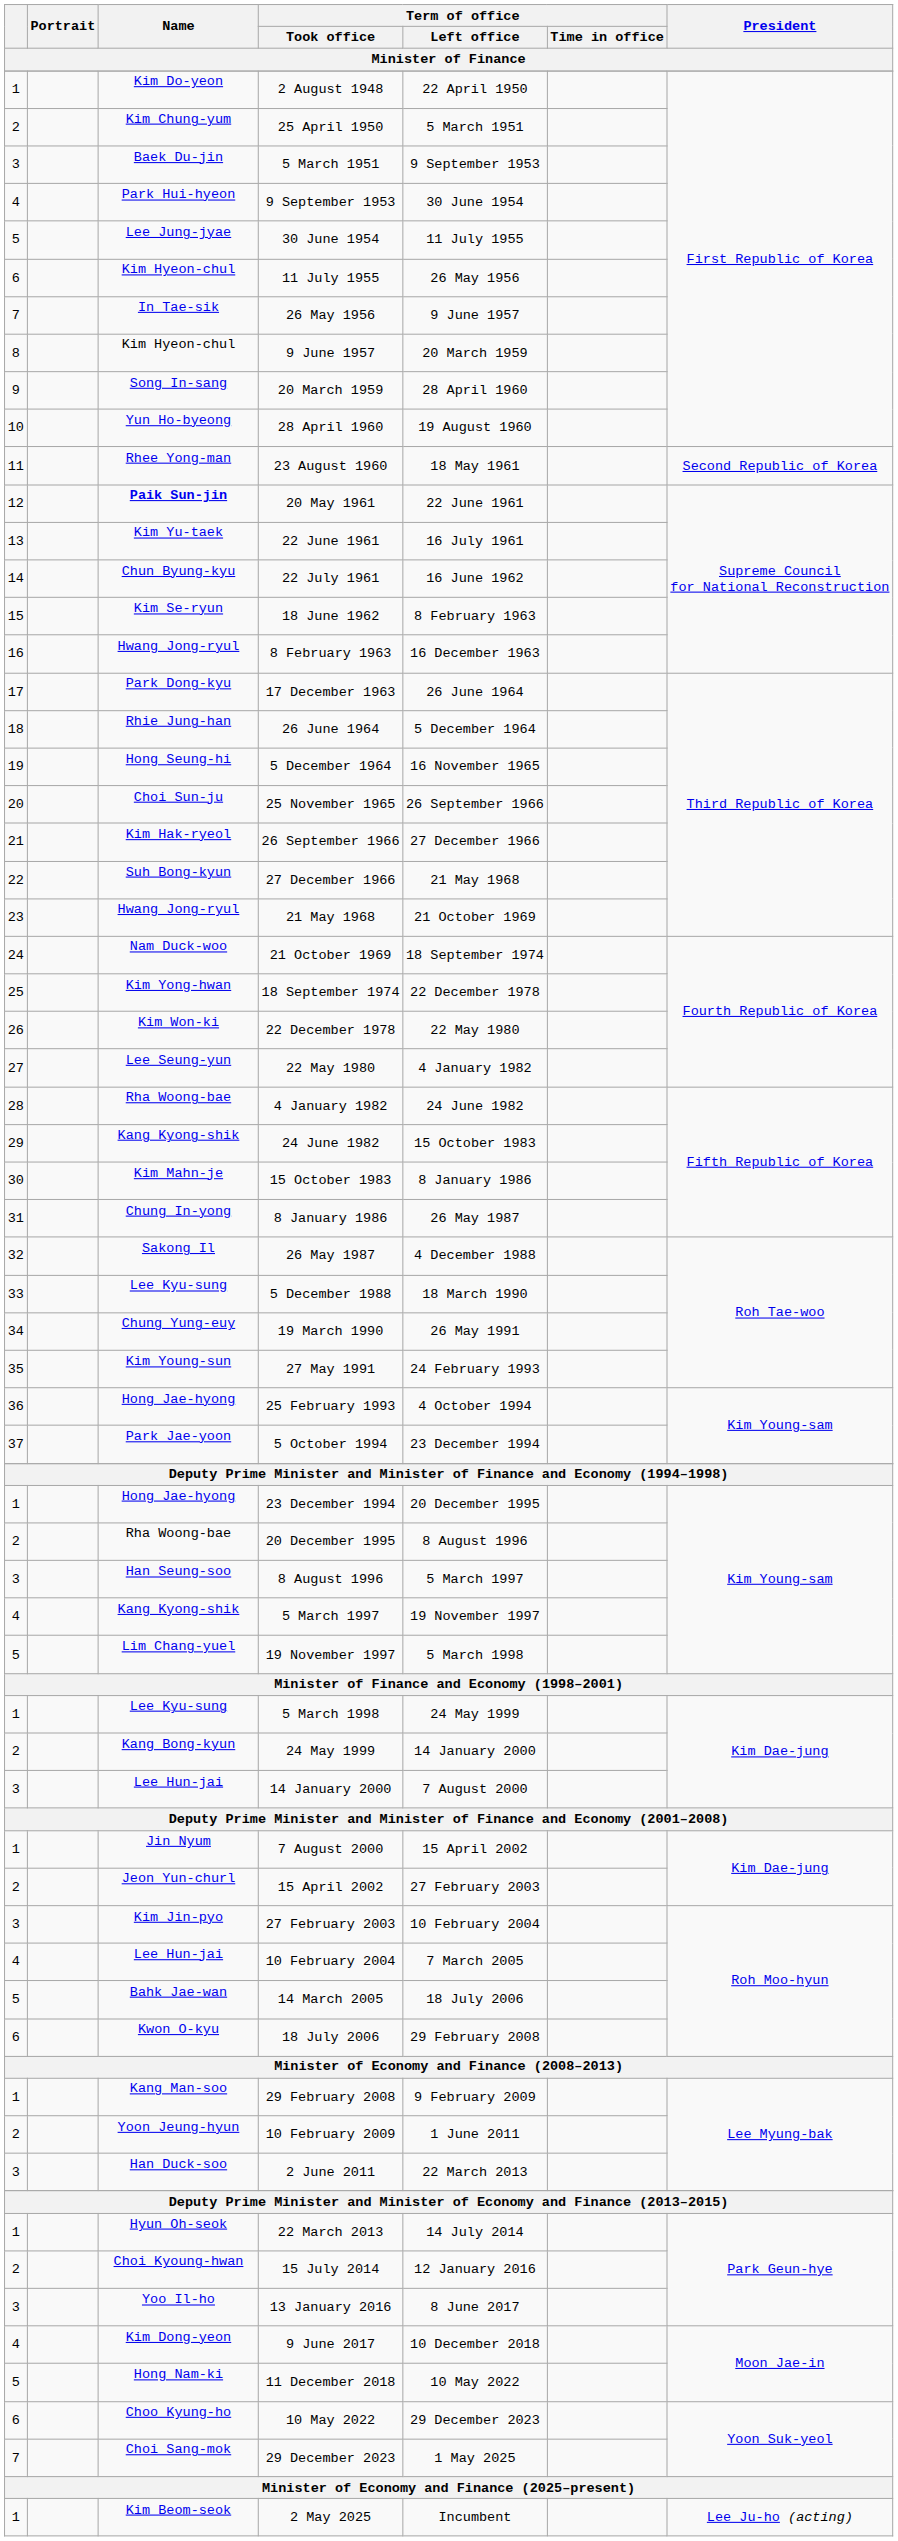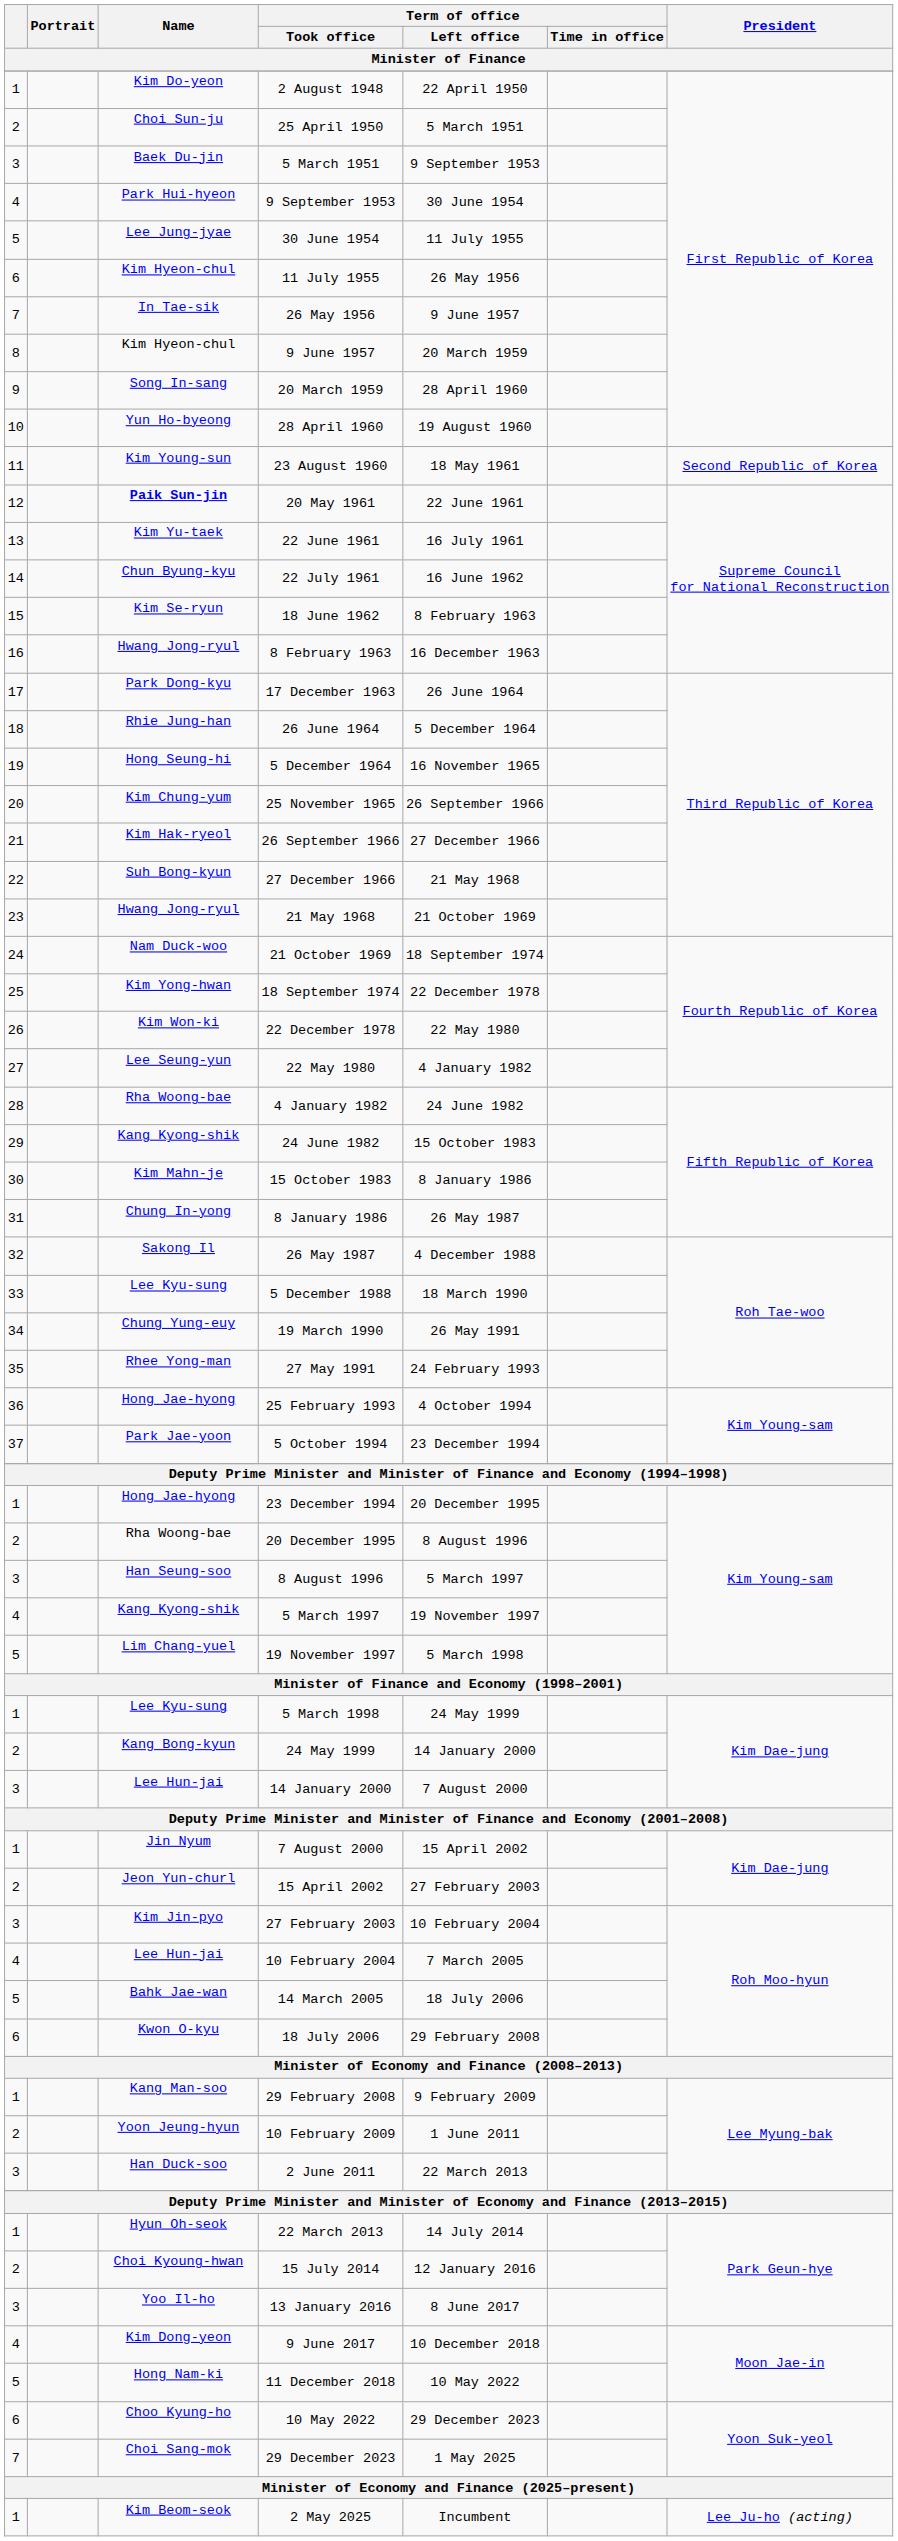(178, 119) Kim Chung-yum -> (178, 119) Choi Sun-ju
(178, 458) Rhee Yong-man -> (178, 458) Kim Young-sun
(178, 797) Choi Sun-ju -> (178, 797) Kim Chung-yum
(178, 1361) Kim Young-sun -> (178, 1361) Rhee Yong-man
